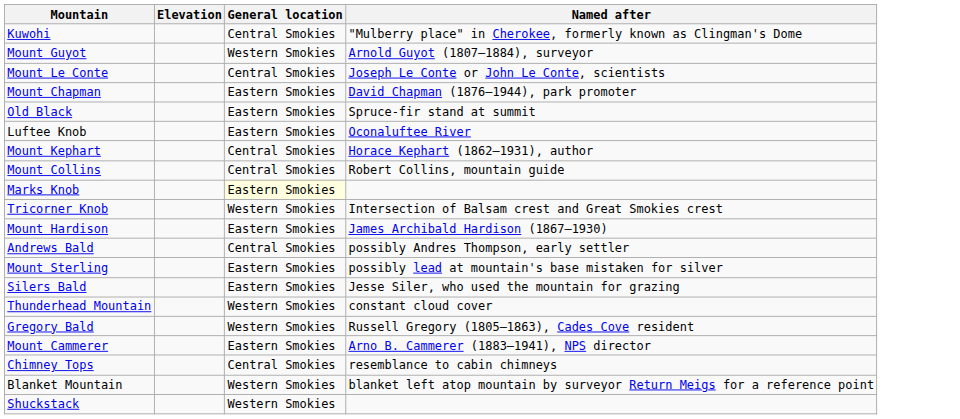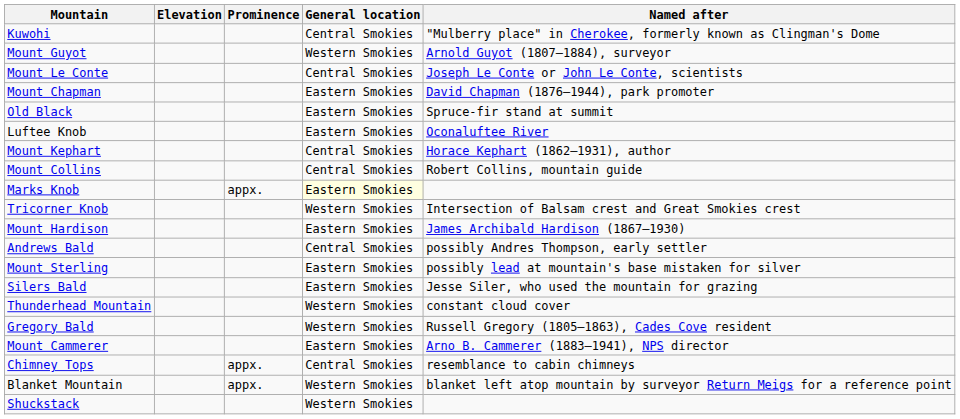+ column: (264, 14)
